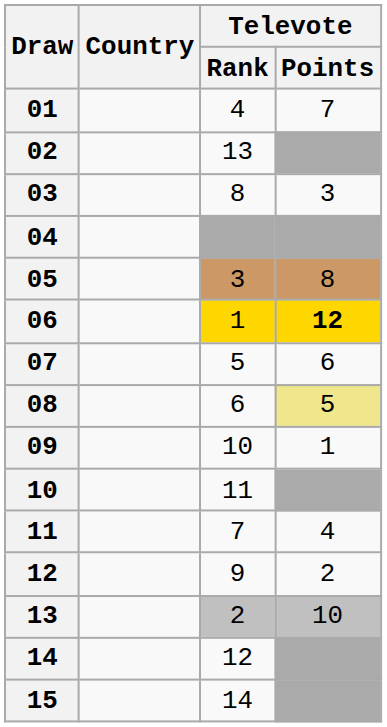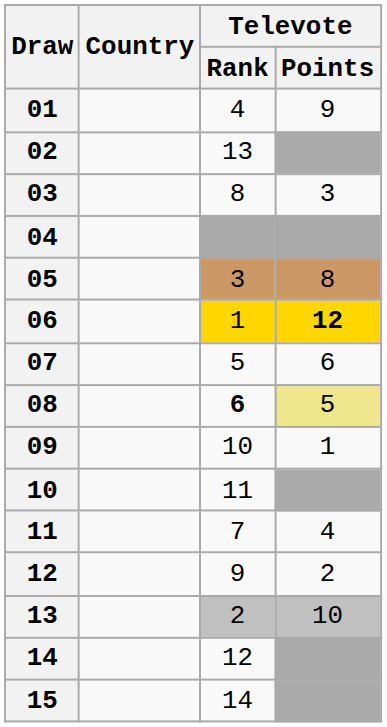(328, 110) 7 -> (328, 110) 9
(238, 406) normal -> (238, 406) bold
